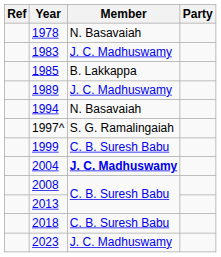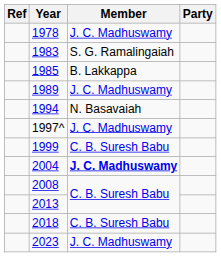(106, 33) N. Basavaiah -> (121, 33) J. C. Madhuswamy
(121, 52) J. C. Madhuswamy -> (122, 52) S. G. Ramalingaiah
(122, 128) S. G. Ramalingaiah -> (121, 128) J. C. Madhuswamy
